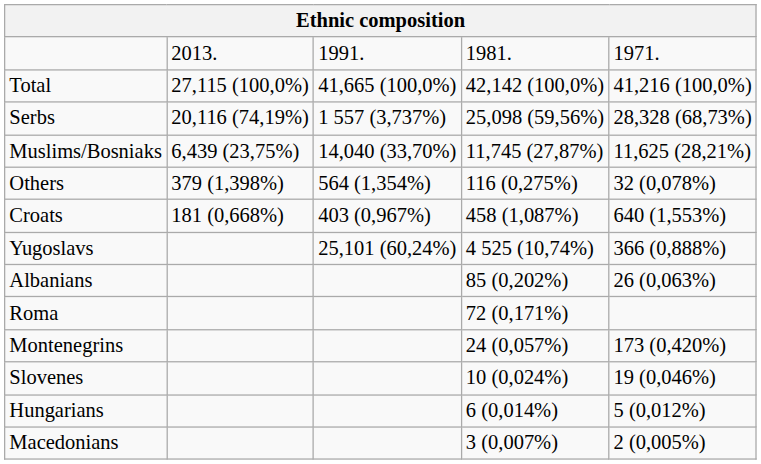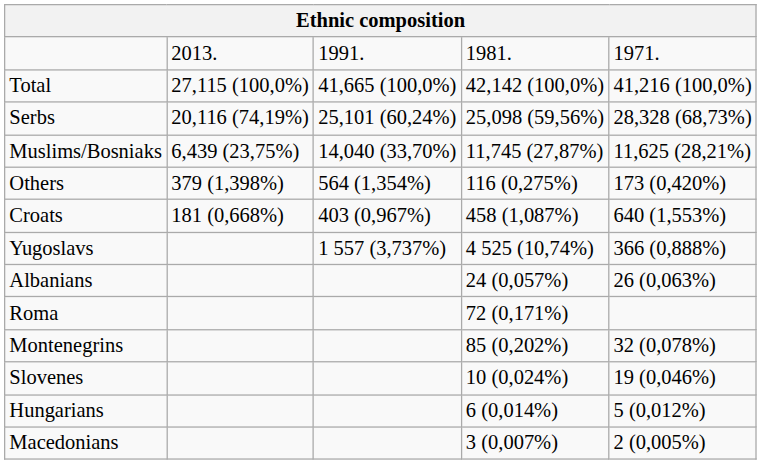(382, 118) 1 557 (3,737%) -> (387, 118) 25,101 (60,24%)
(665, 183) 32 (0,078%) -> (670, 183) 173 (0,420%)
(387, 248) 25,101 (60,24%) -> (382, 248) 1 557 (3,737%)
(517, 280) 85 (0,202%) -> (517, 280) 24 (0,057%)
(517, 345) 24 (0,057%) -> (517, 345) 85 (0,202%)
(670, 345) 173 (0,420%) -> (665, 345) 32 (0,078%)
